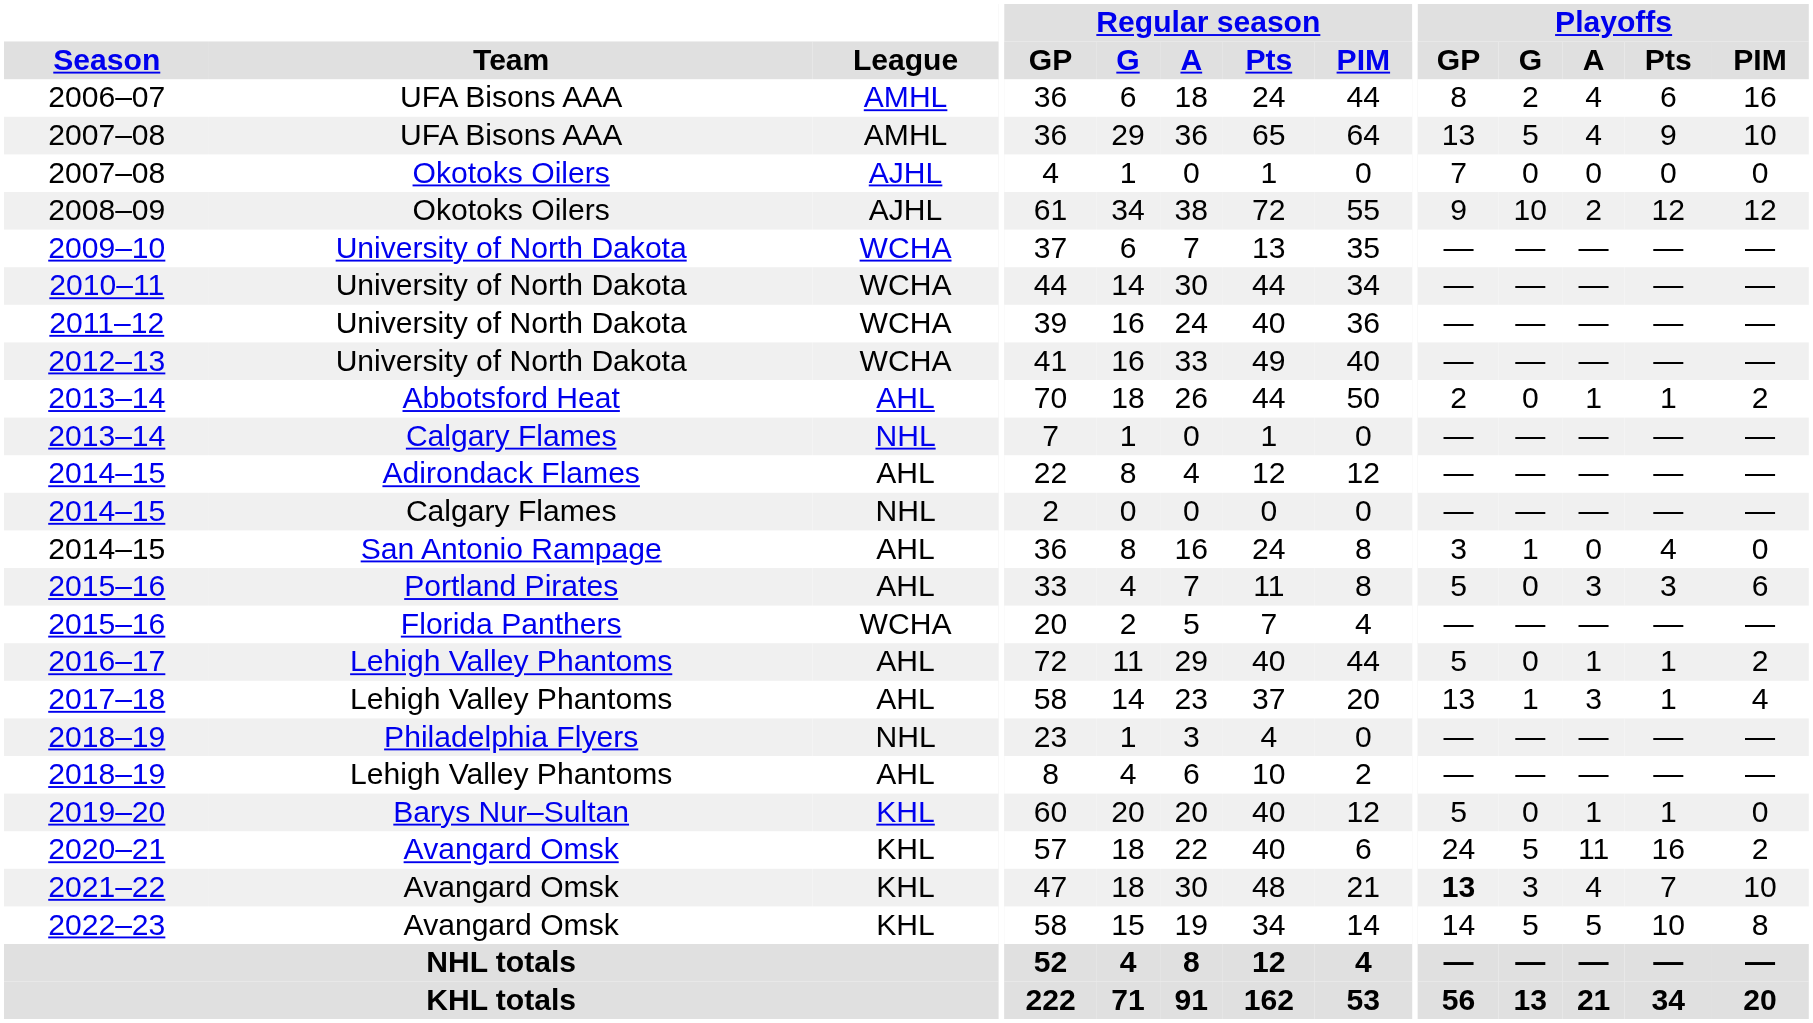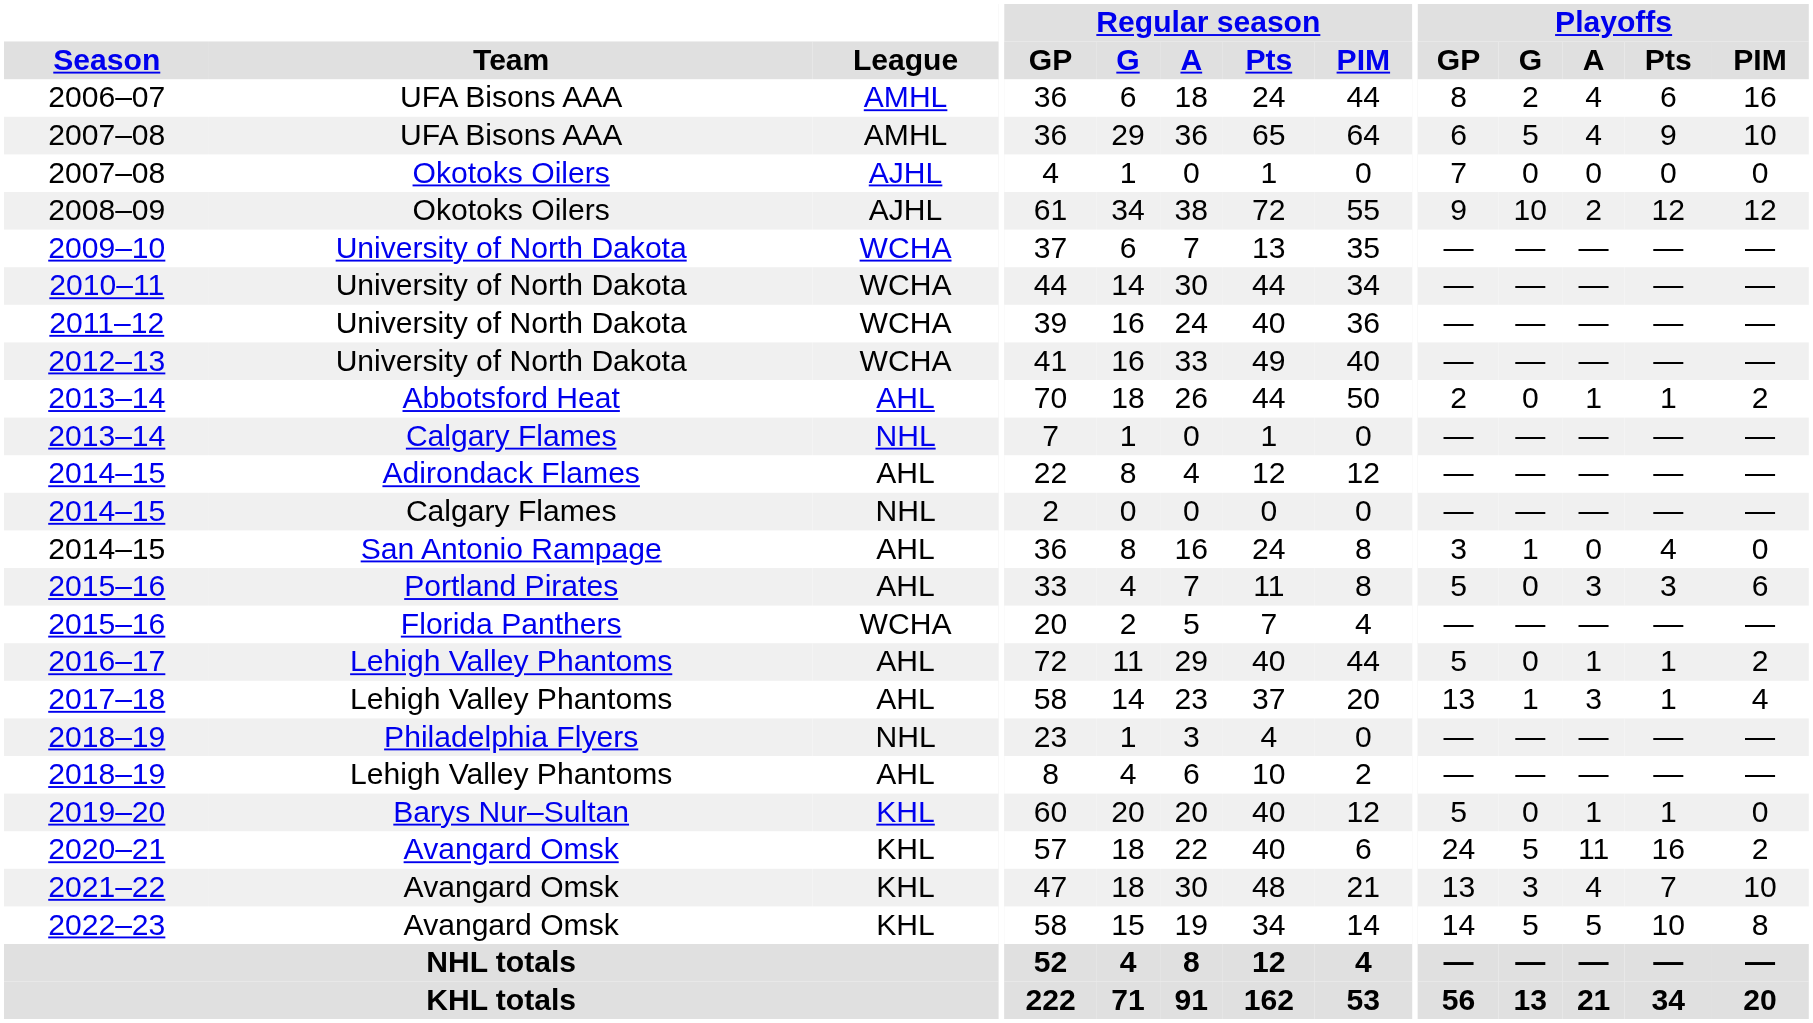(1459, 135) 13 -> (1459, 135) 6
(1459, 887) bold -> (1459, 887) normal
